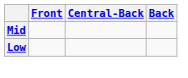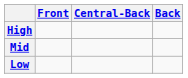+ row: (20, 30)
